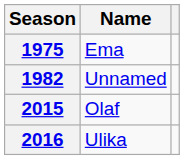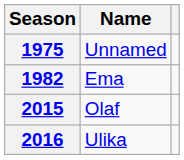(104, 49) Ema -> (126, 49) Unnamed
(126, 79) Unnamed -> (104, 79) Ema
